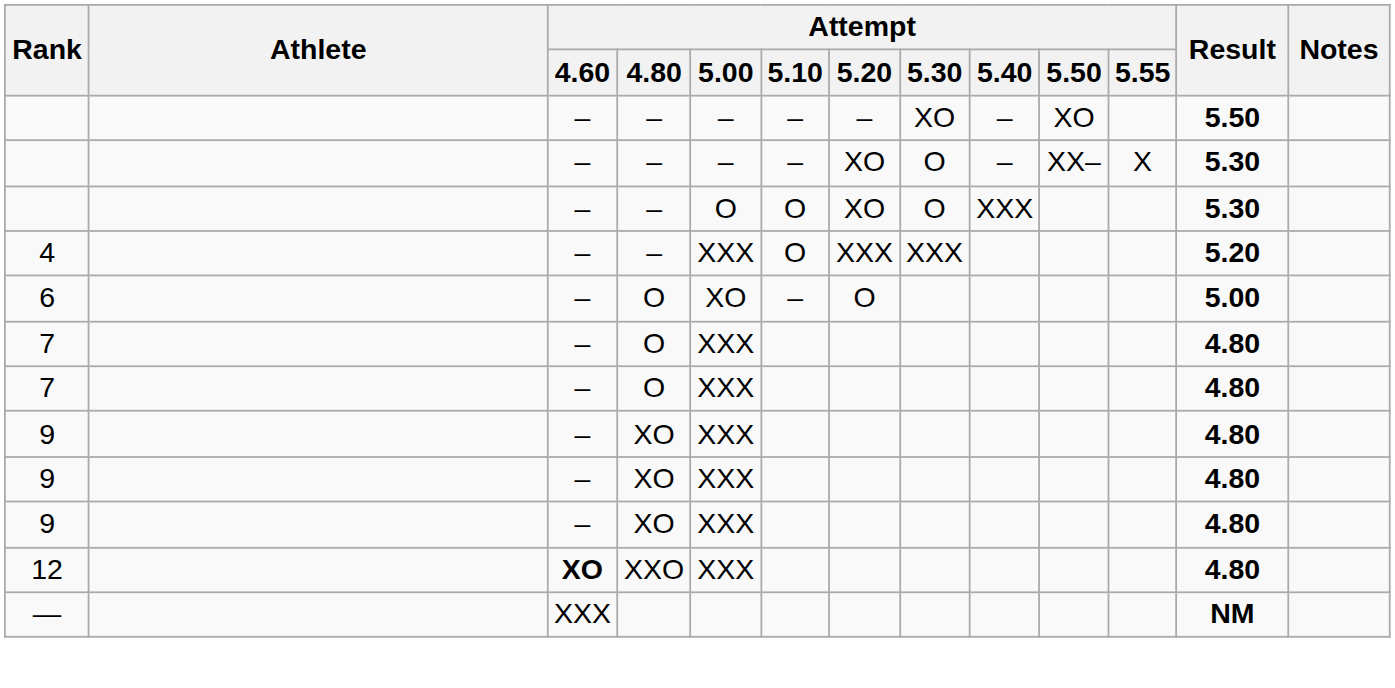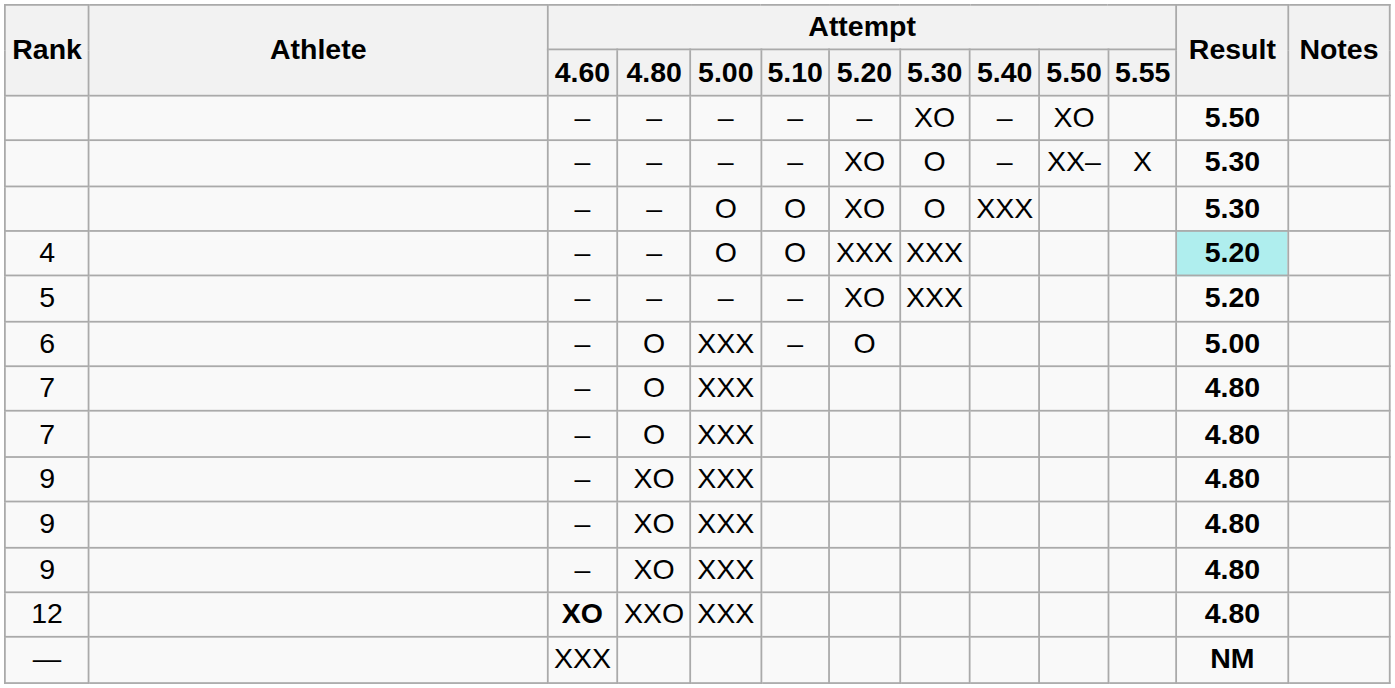(726, 252) XXX -> (726, 252) O
(1232, 252) no background -> (1232, 252) paleturquoise background
+ row: (47, 298)
(726, 298) XO -> (726, 343) XXX
